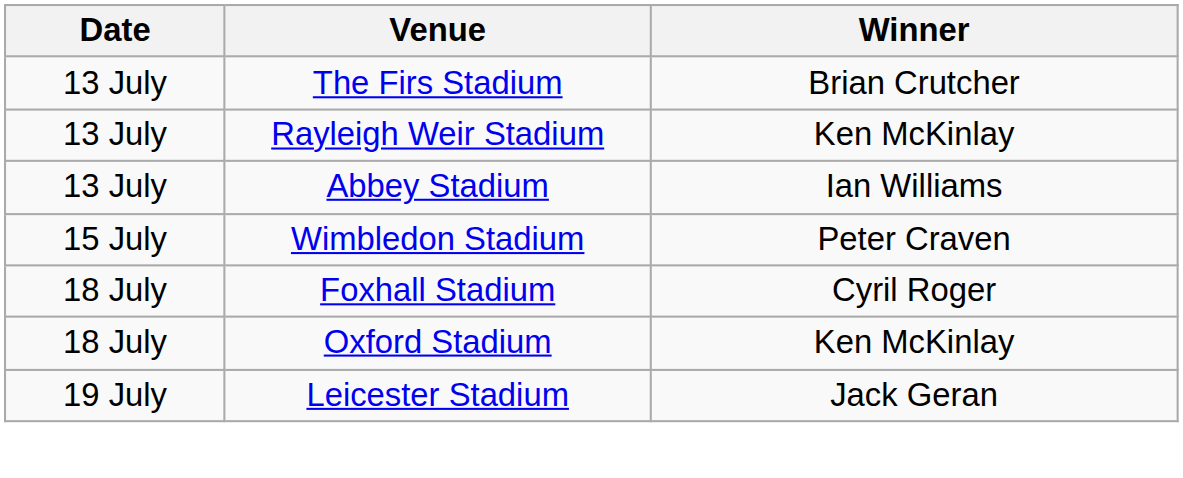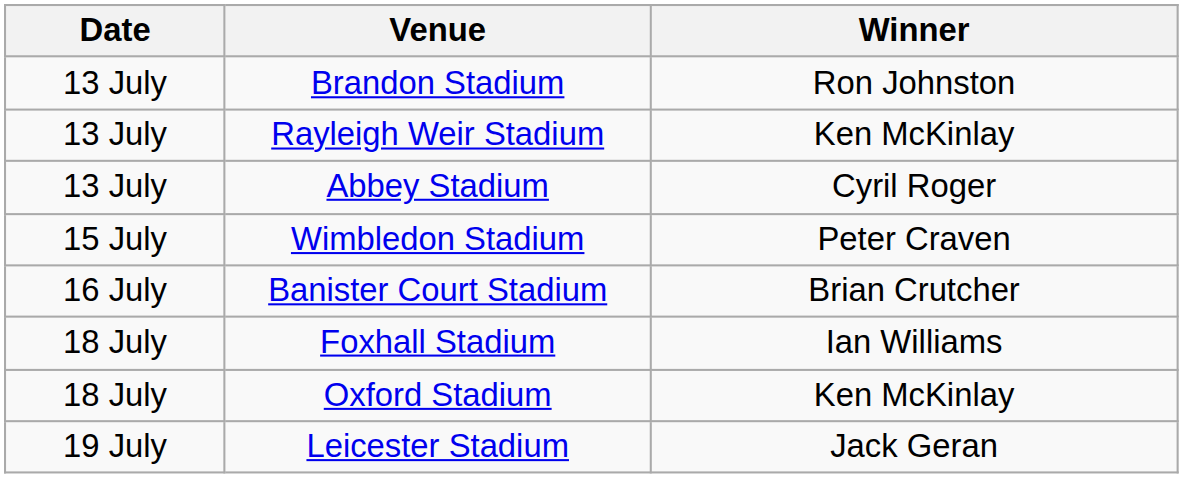+ row: (438, 82)
- row: (438, 82)
(914, 186) Ian Williams -> (914, 186) Cyril Roger
+ row: (438, 290)
(914, 290) Cyril Roger -> (914, 342) Ian Williams
